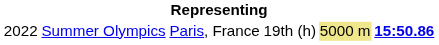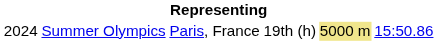(21, 31) 2022 -> (21, 31) 2024
(404, 31) bold -> (404, 31) normal
